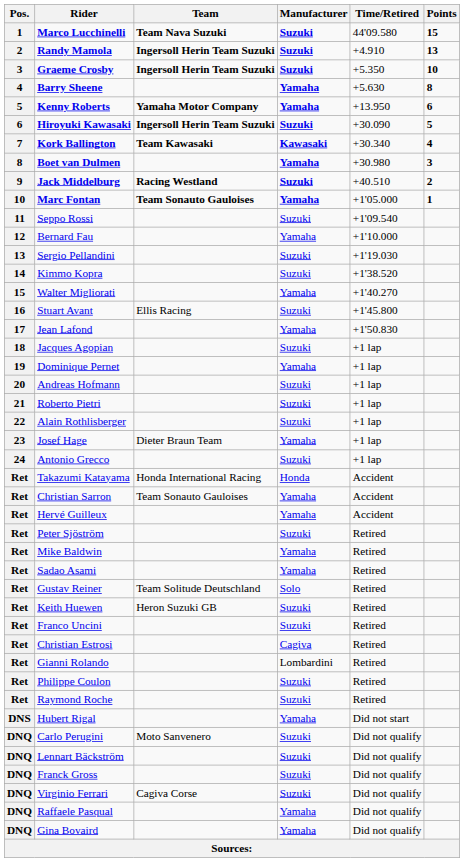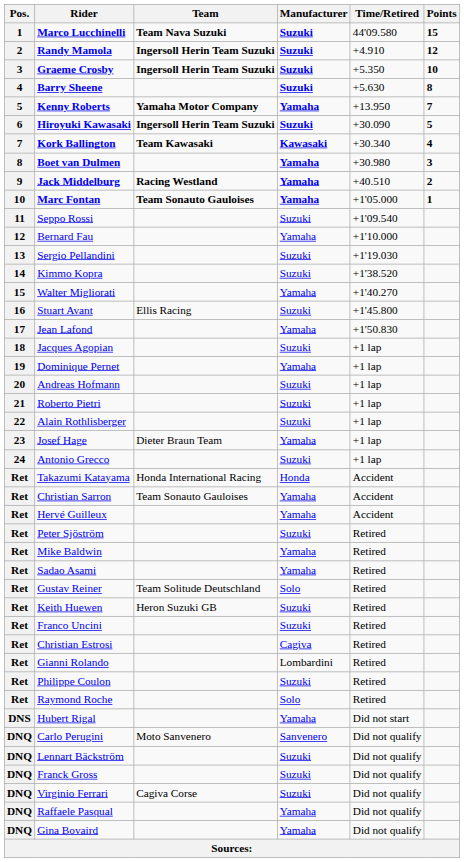(432, 51) 13 -> (432, 51) 12
(299, 88) Yamaha -> (296, 88) Suzuki
(430, 106) 6 -> (430, 106) 7
(296, 180) Suzuki -> (299, 180) Yamaha
(295, 700) Suzuki -> (290, 700) Solo
(295, 737) Suzuki -> (303, 737) Sanvenero
